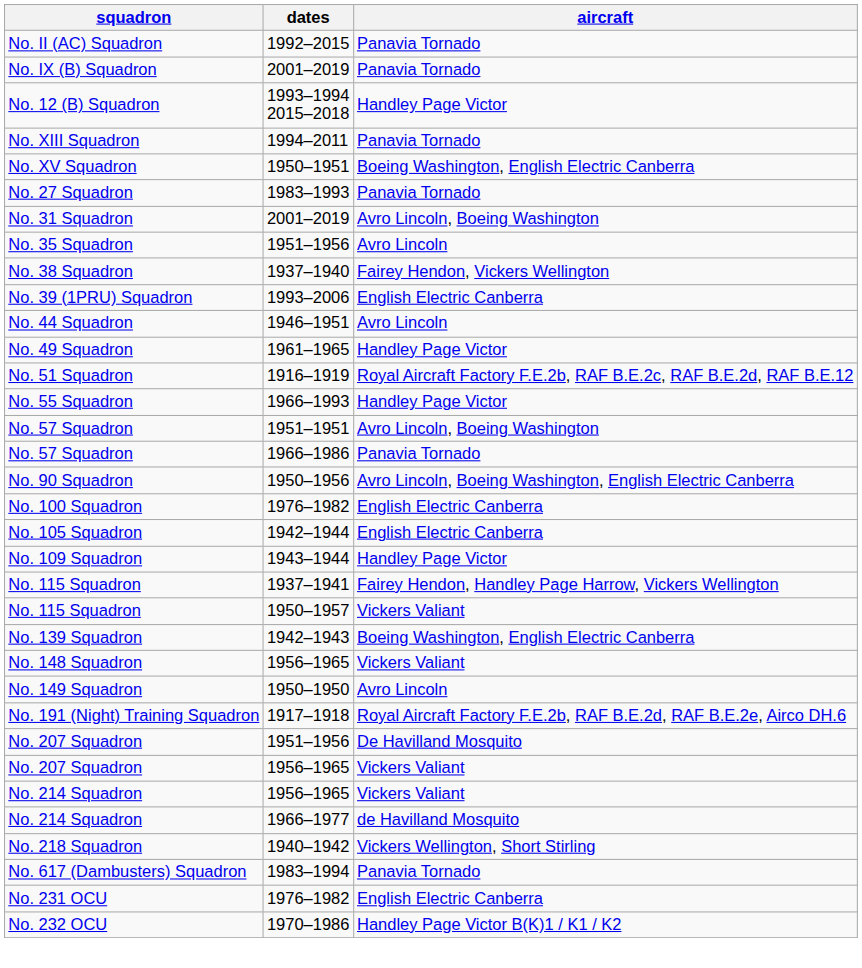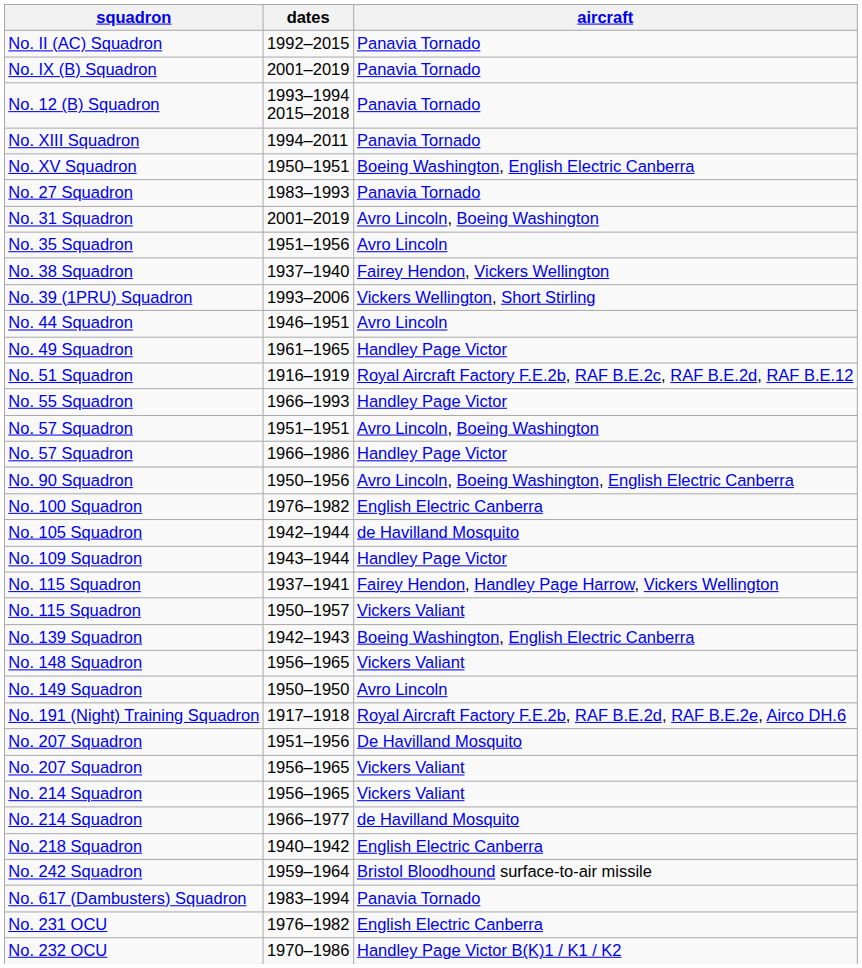(432, 105) Handley Page Victor -> (419, 105) Panavia Tornado
(450, 297) English Electric Canberra -> (476, 297) Vickers Wellington, Short Stirling
(419, 454) Panavia Tornado -> (432, 454) Handley Page Victor
(450, 532) English Electric Canberra -> (438, 532) de Havilland Mosquito
(476, 846) Vickers Wellington, Short Stirling -> (450, 846) English Electric Canberra
+ row: (75, 872)
